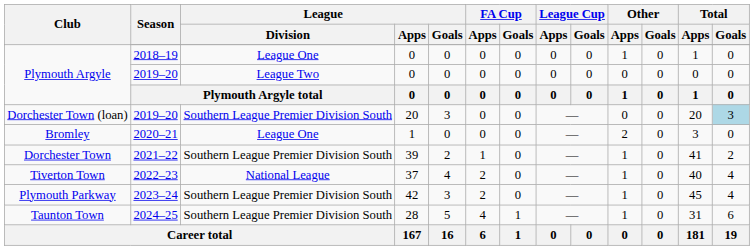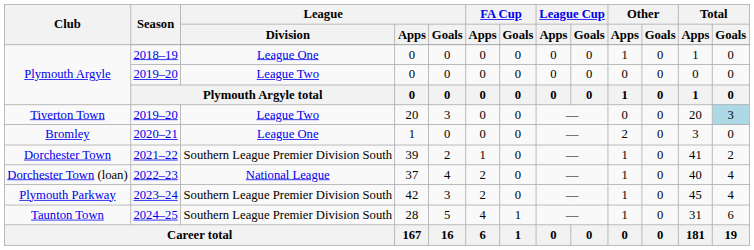(67, 114) Dorchester Town (loan) -> (67, 114) Tiverton Town
(288, 114) Southern League Premier Division South -> (288, 114) League Two
(67, 174) Tiverton Town -> (67, 174) Dorchester Town (loan)
